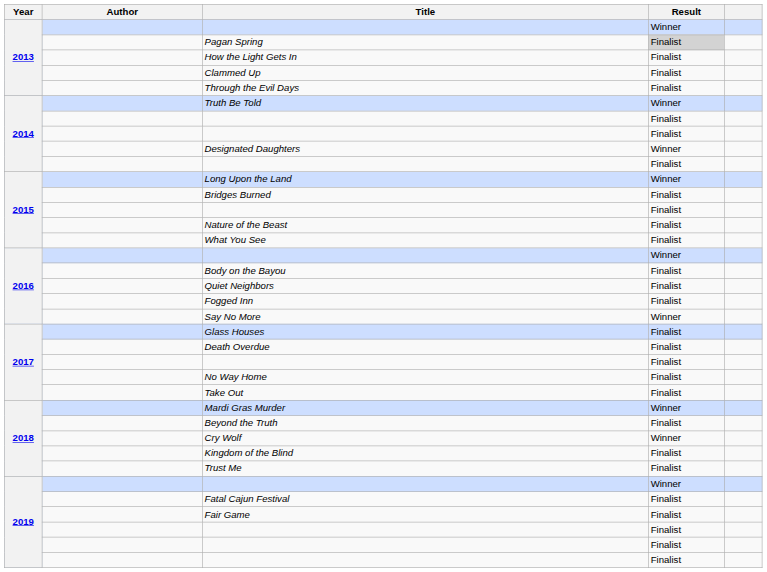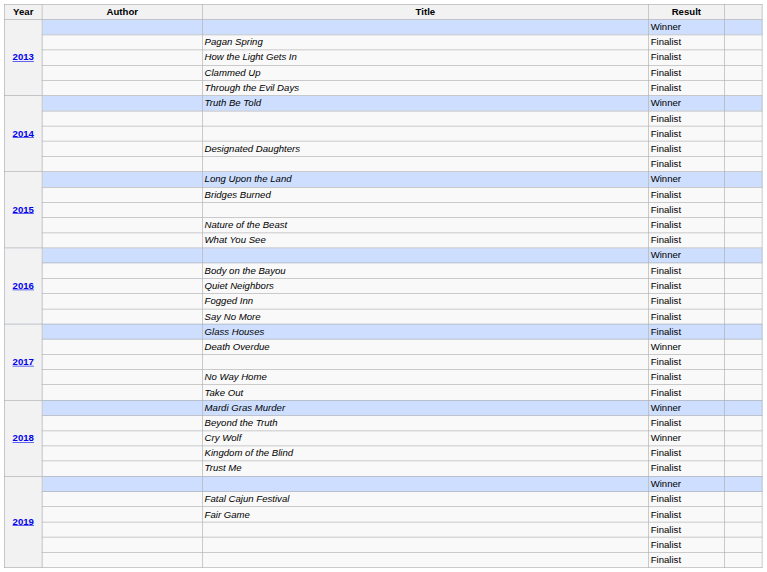(666, 42) lightgrey background -> (666, 42) no background
(666, 149) Winner -> (666, 149) Finalist
(666, 316) Winner -> (666, 316) Finalist
(666, 347) Finalist -> (666, 347) Winner
